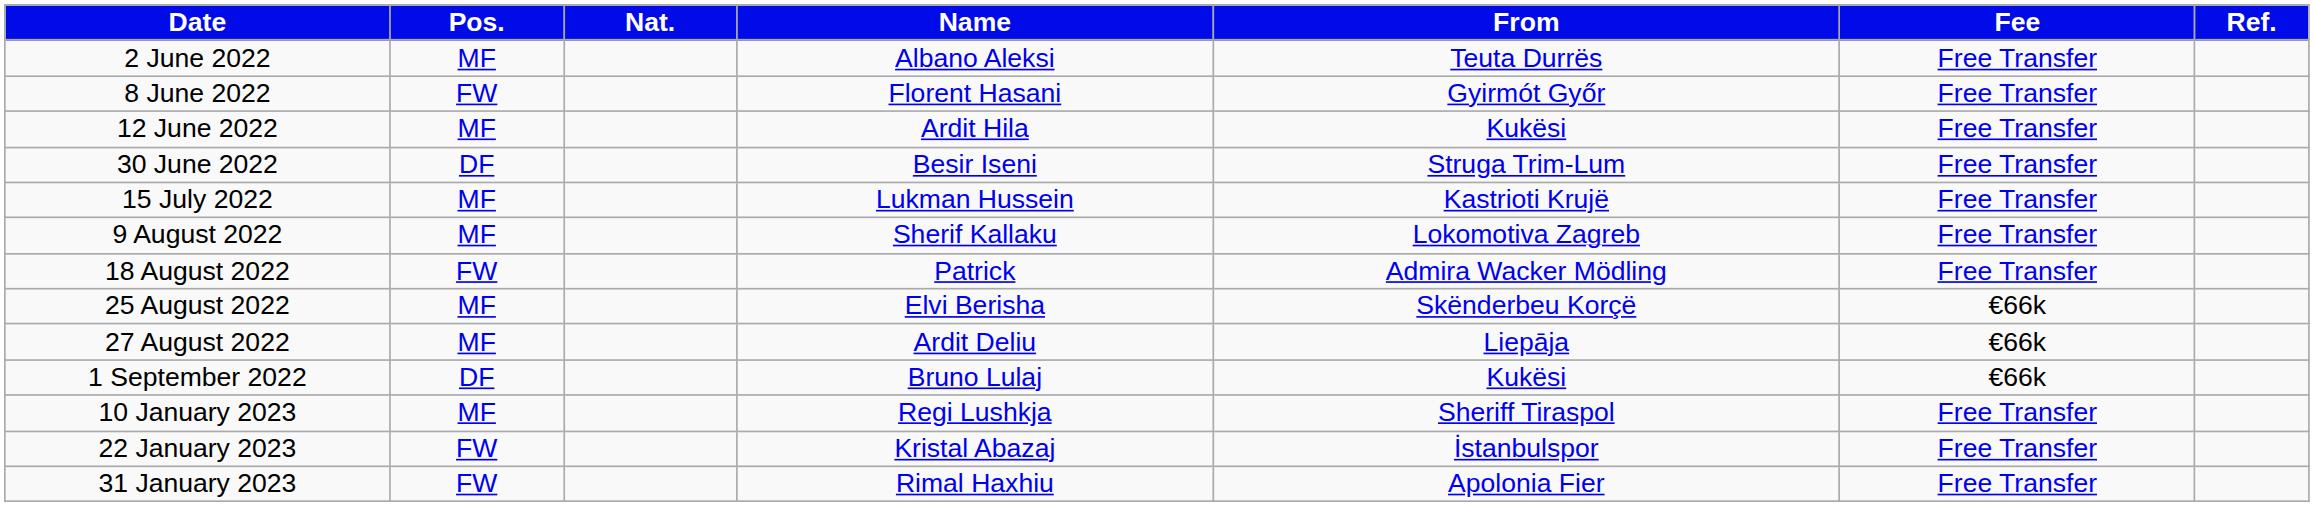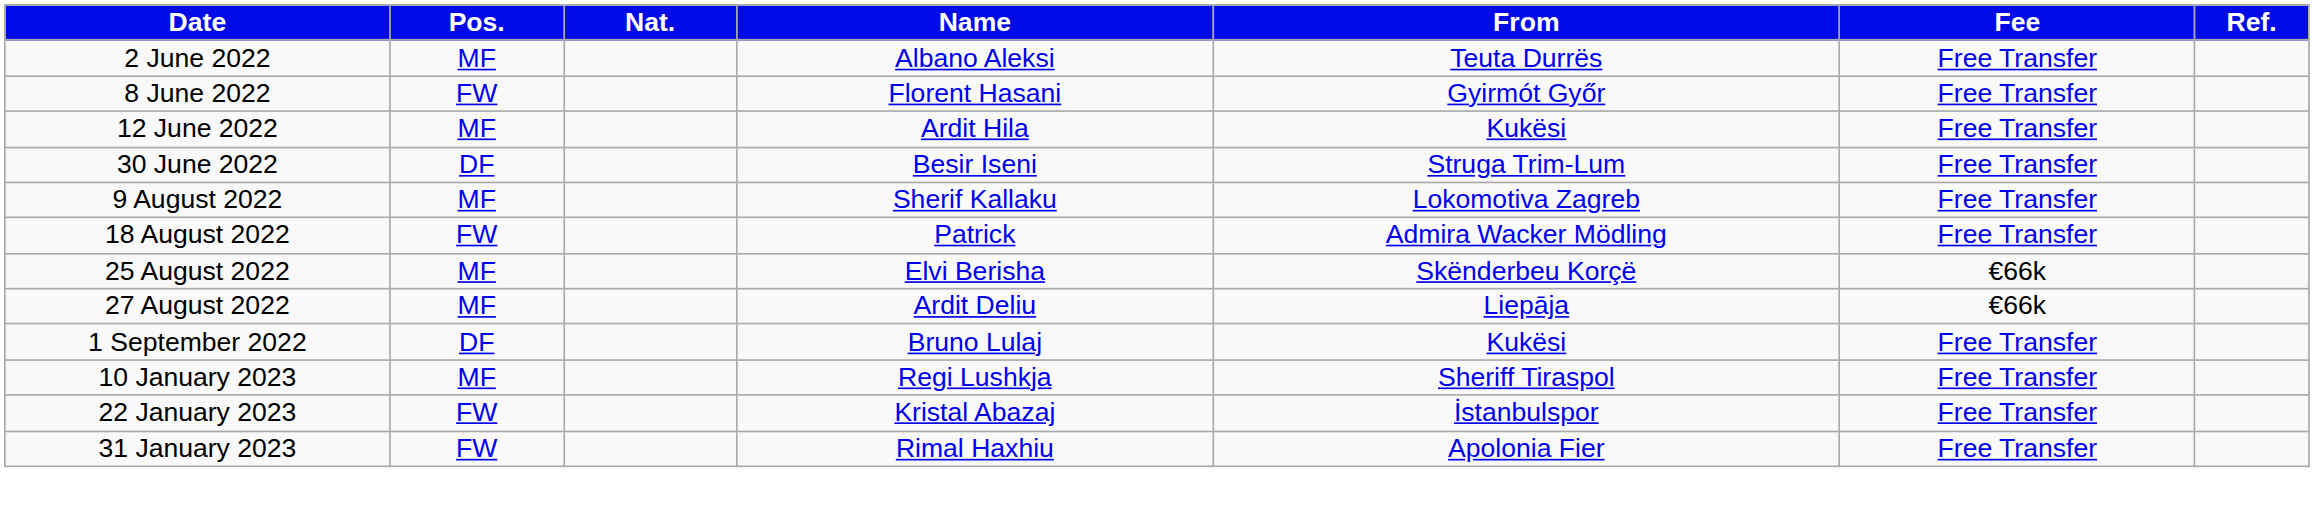- row: (197, 199)
(2017, 377) €66k -> (2017, 341) Free Transfer
